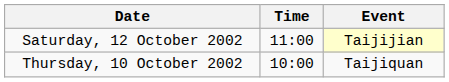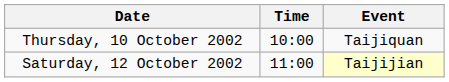rows swapped: (132, 64) <-> (132, 40)
